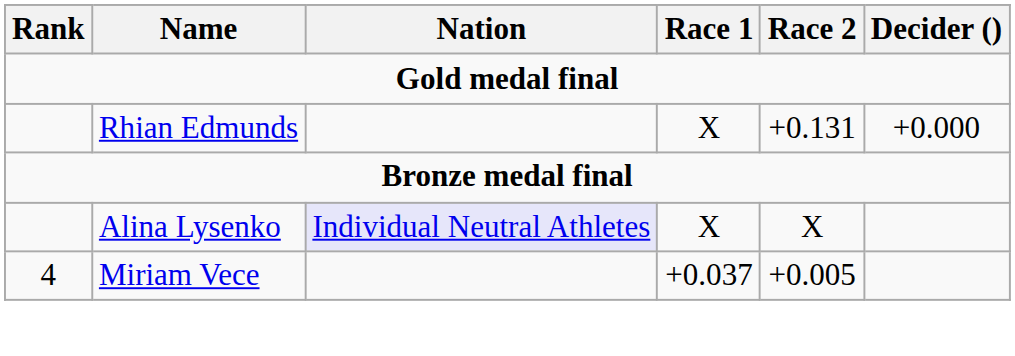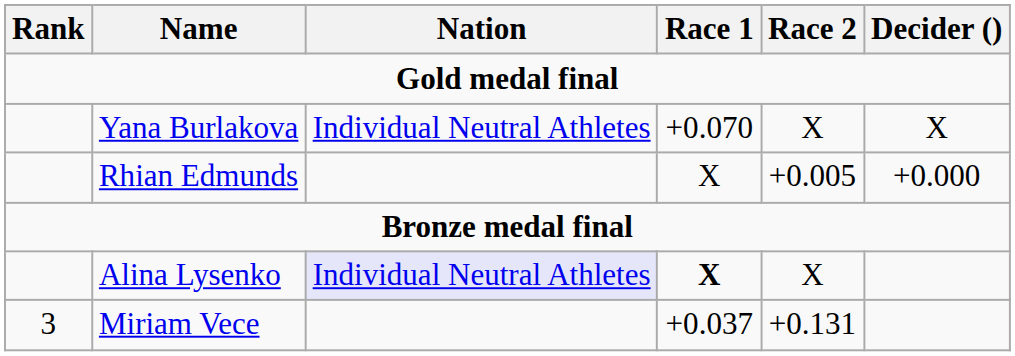+ row: (199, 127)
(812, 127) +0.131 -> (812, 176) +0.005
(709, 226) normal -> (709, 275) bold
(48, 275) 4 -> (48, 324) 3
(812, 275) +0.005 -> (812, 324) +0.131
